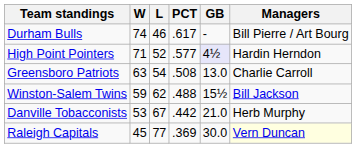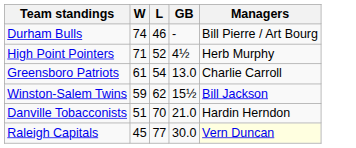- column: (185, 14)
(211, 53) lavender background -> (181, 53) no background
(277, 53) Hardin Herndon -> (238, 53) Herb Murphy
(140, 73) 63 -> (140, 73) 61
(140, 113) 53 -> (140, 113) 51
(159, 113) 67 -> (159, 113) 70
(269, 113) Herb Murphy -> (246, 113) Hardin Herndon
